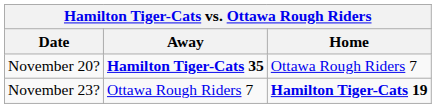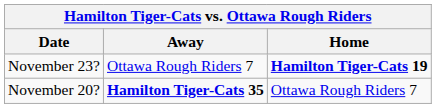rows swapped: (54, 66) <-> (54, 90)
